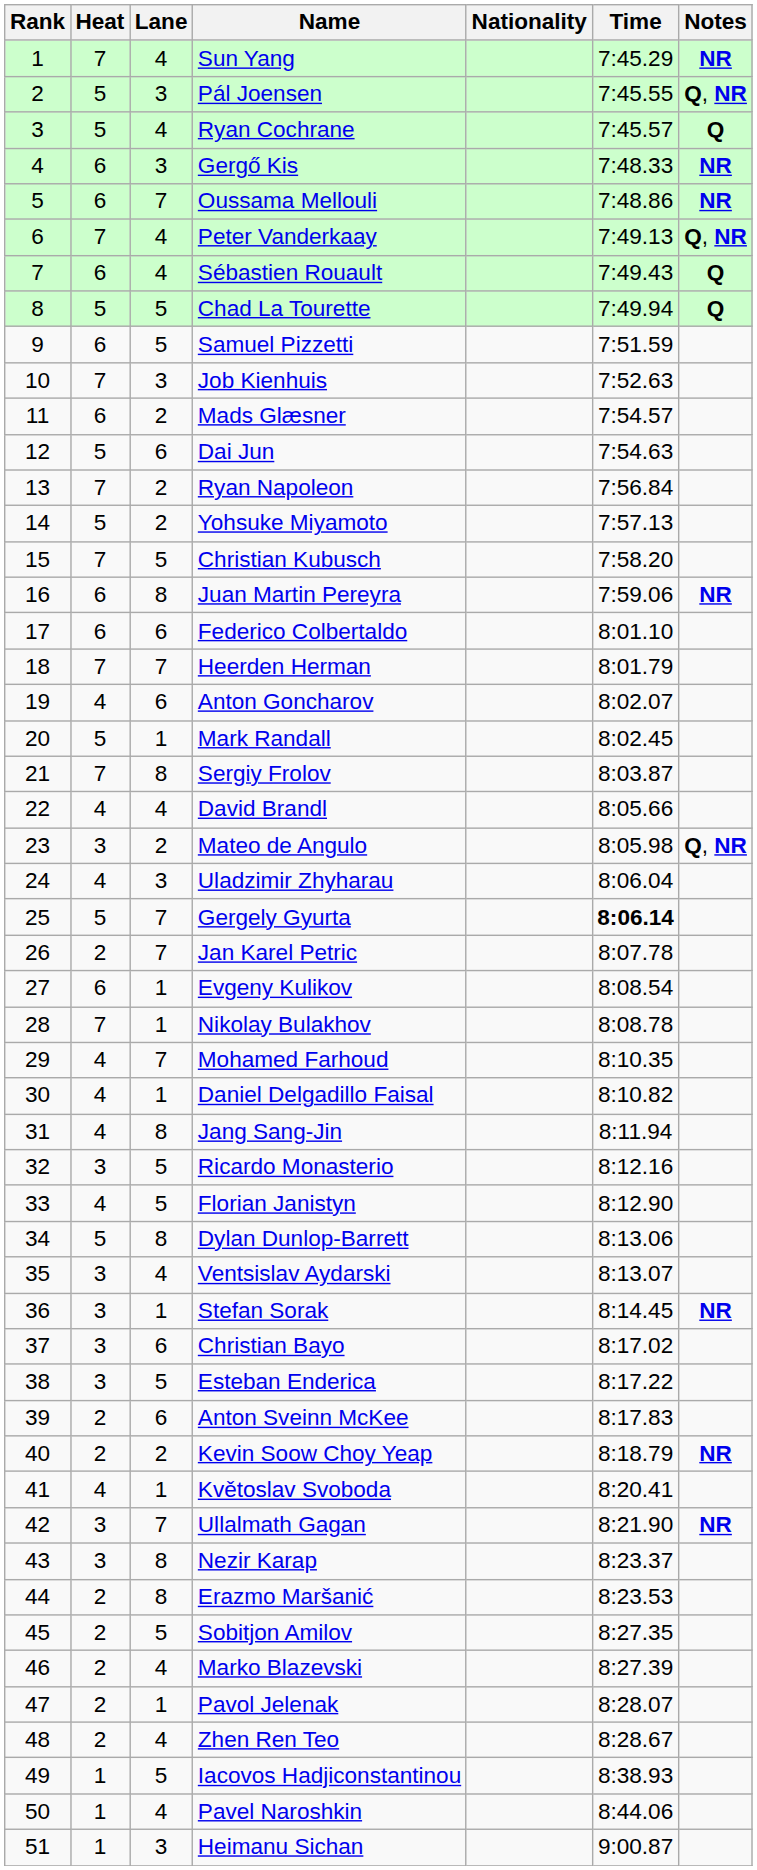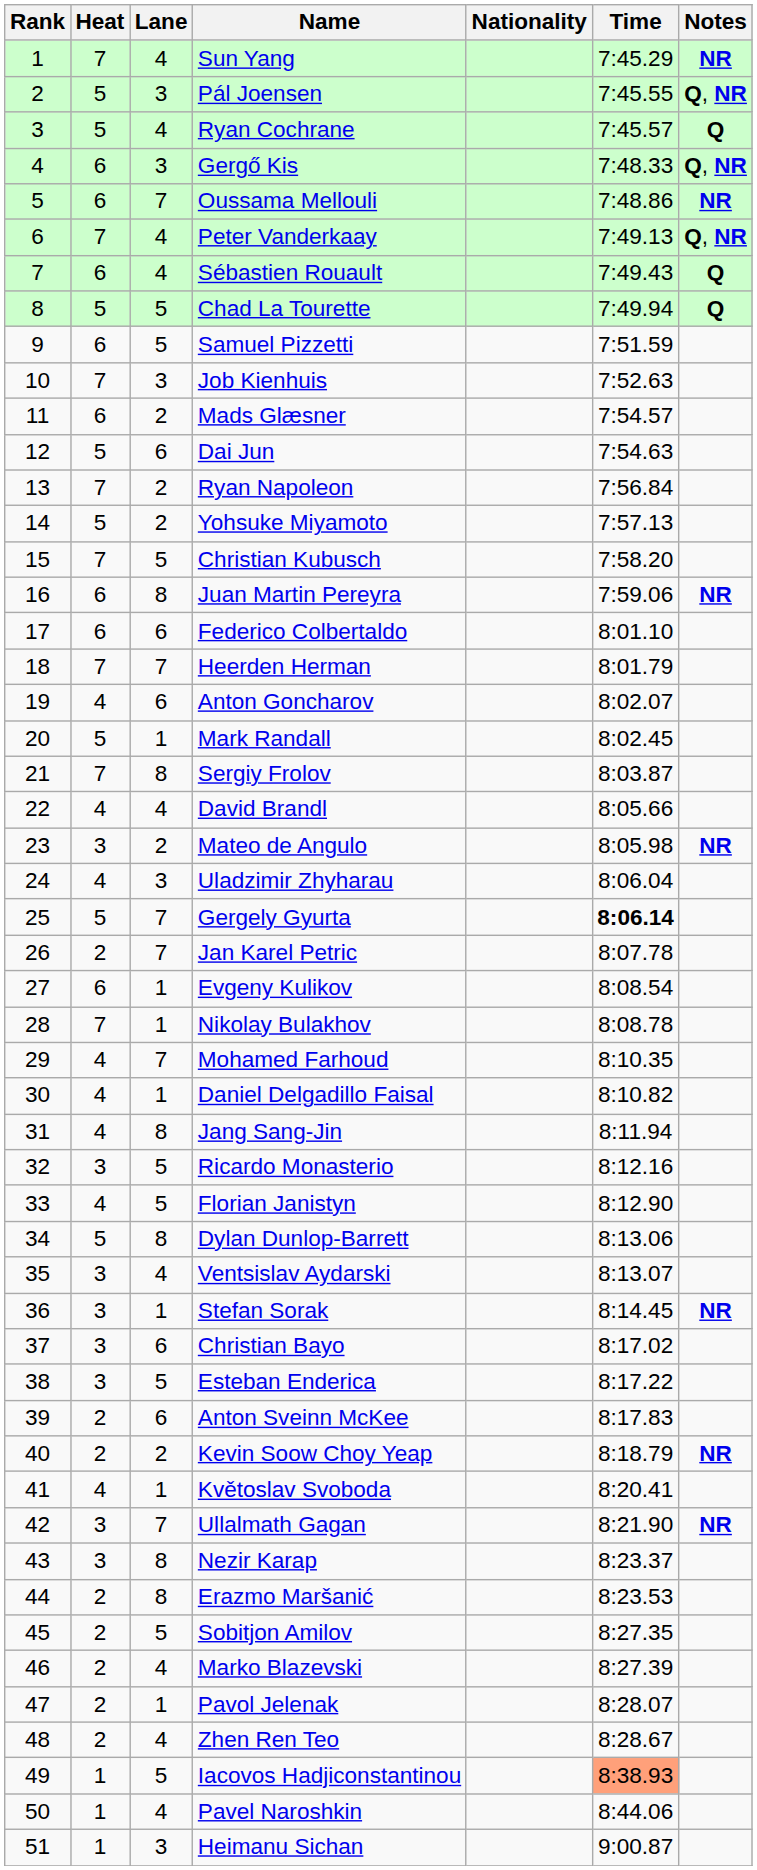(716, 165) NR -> (716, 165) Q, NR
(716, 845) Q, NR -> (716, 845) NR
(636, 1775) no background -> (636, 1775) lightsalmon background
